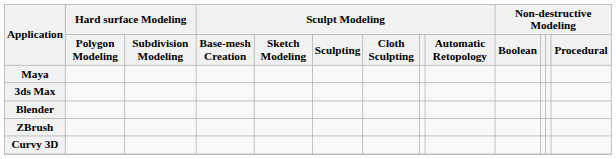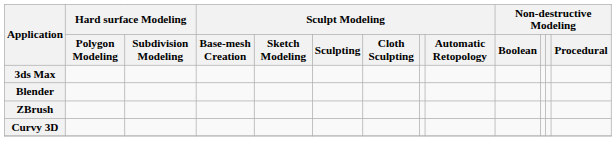- row: (35, 74)
